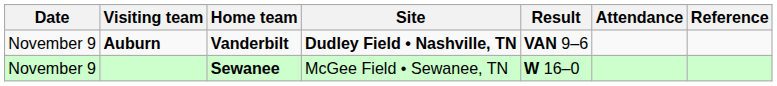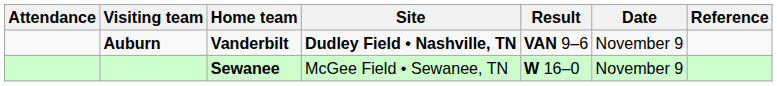columns swapped: (52, 17) <-> (639, 17)
